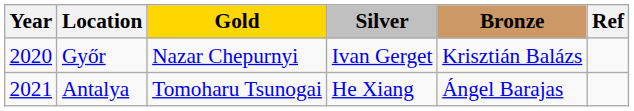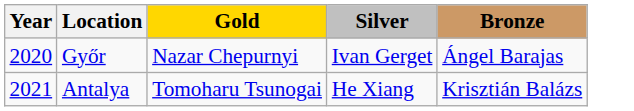- column: (608, 21)
(512, 55) Krisztián Balázs -> (503, 55) Ángel Barajas
(503, 88) Ángel Barajas -> (512, 88) Krisztián Balázs
